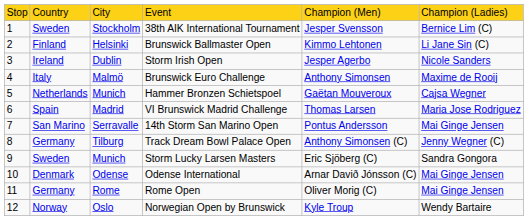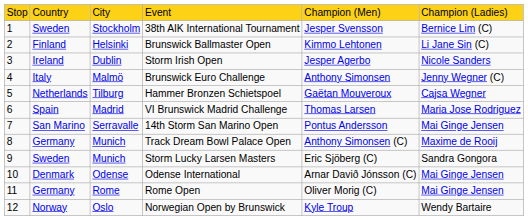(459, 77) Maxime de Rooij -> (463, 77) Jenny Wegner (C)
(109, 93) Munich -> (108, 93) Tilburg
(108, 142) Tilburg -> (109, 142) Munich
(463, 142) Jenny Wegner (C) -> (459, 142) Maxime de Rooij
